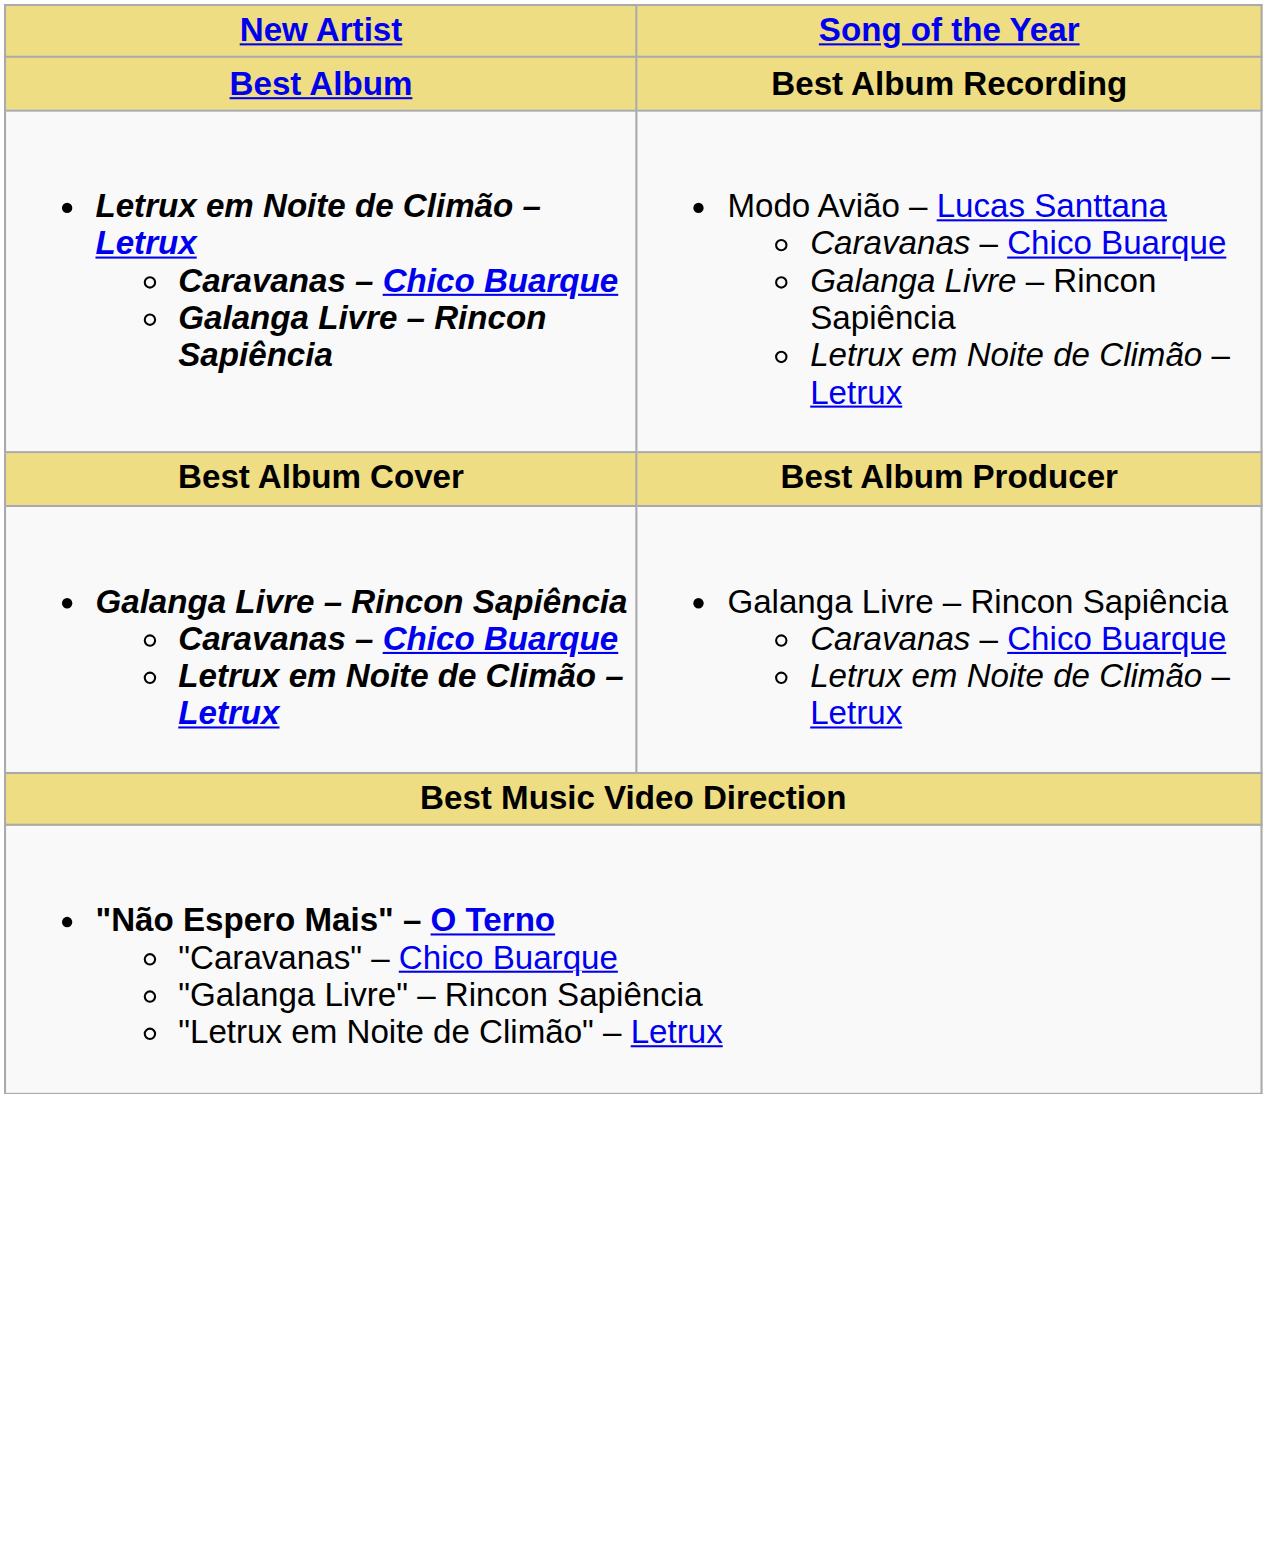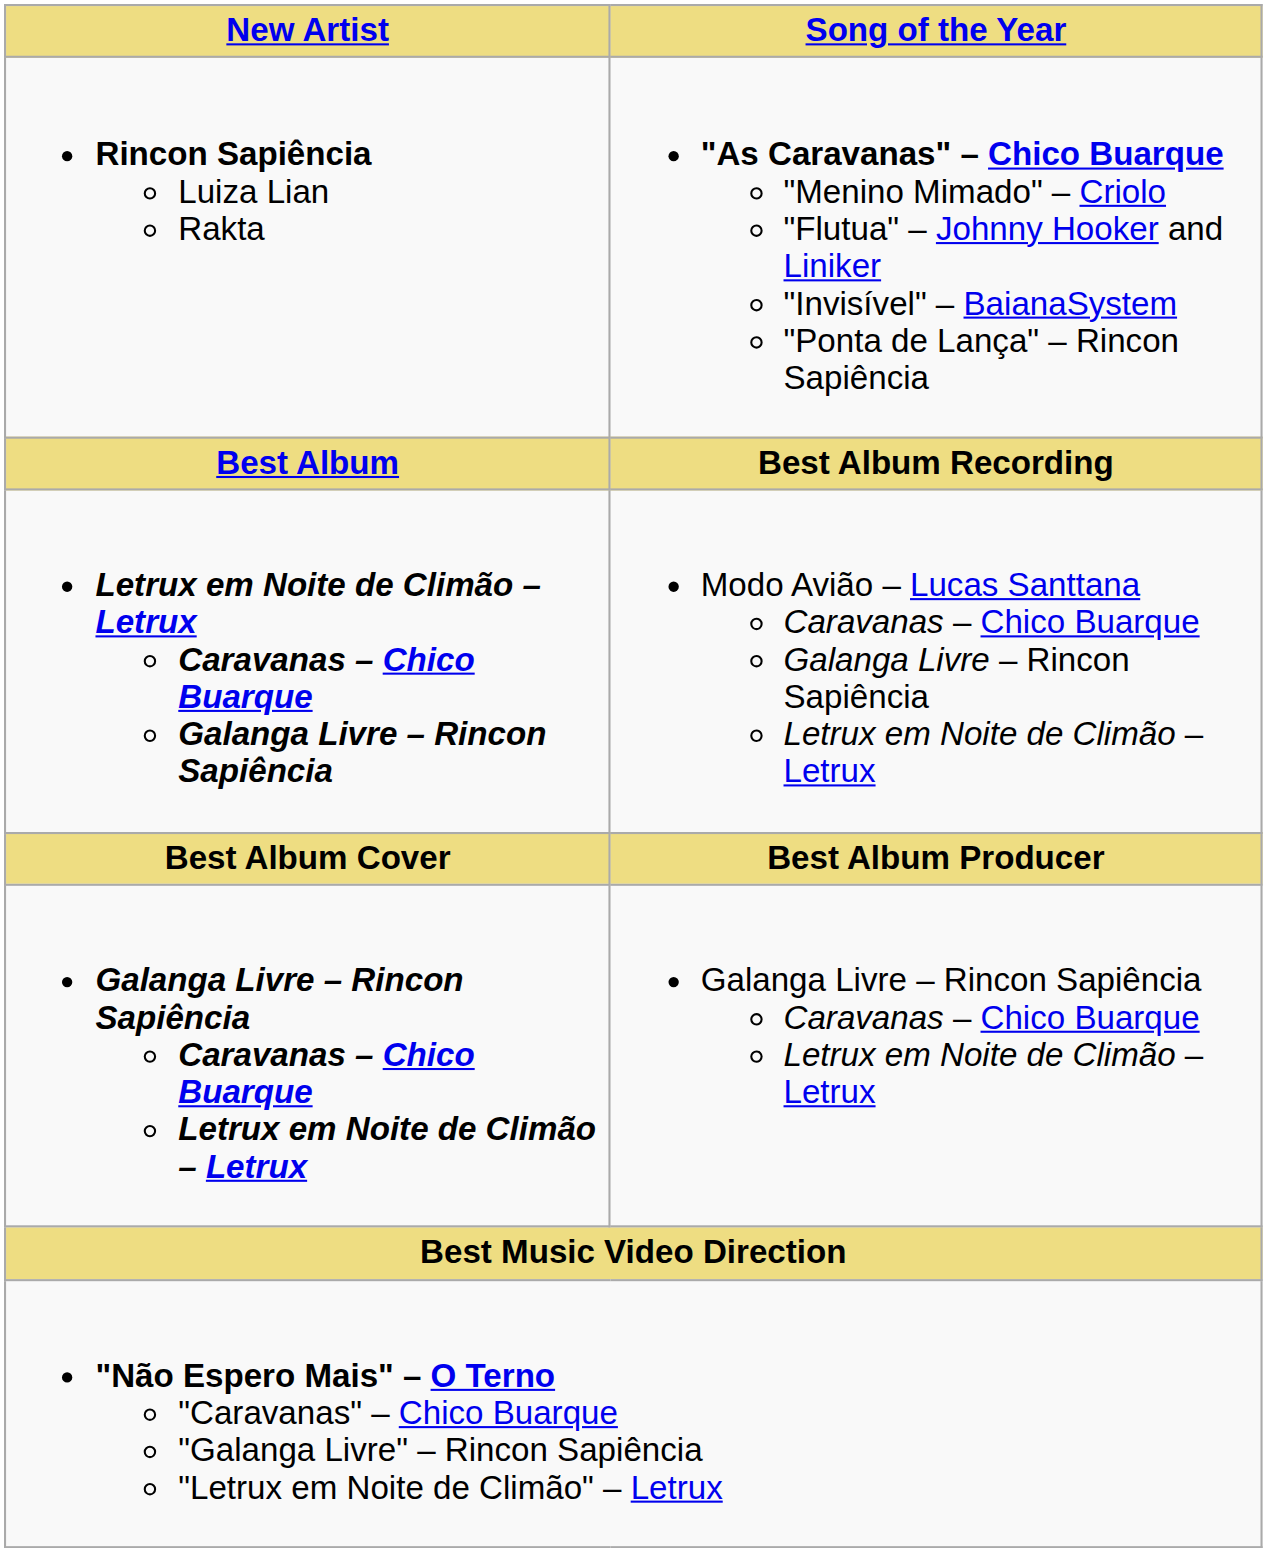+ row: (308, 191)
